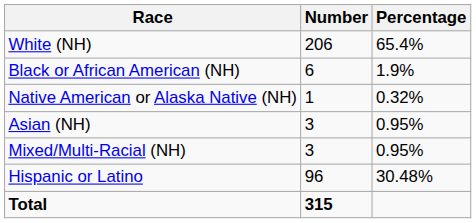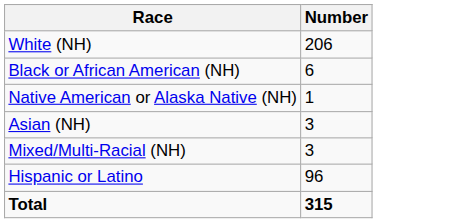- column: (421, 17)
